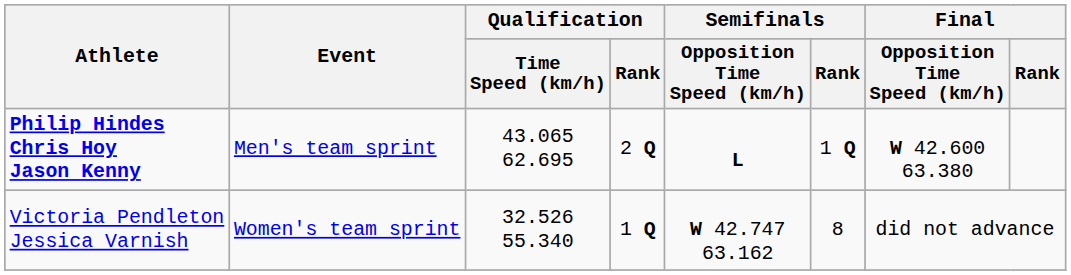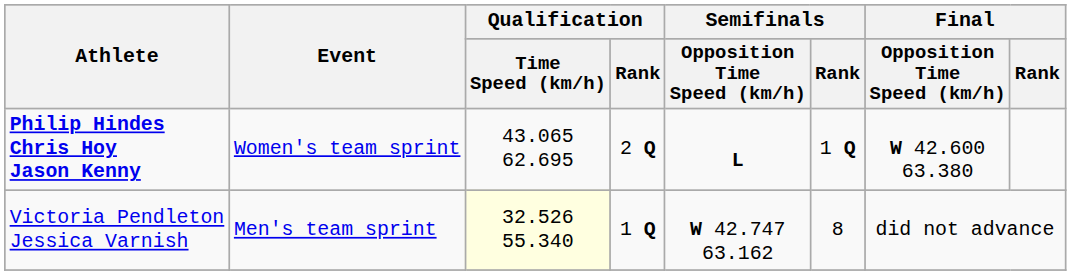(335, 149) Men's team sprint -> (347, 149) Women's team sprint
(347, 230) Women's team sprint -> (335, 230) Men's team sprint
(538, 230) no background -> (538, 230) lightyellow background
